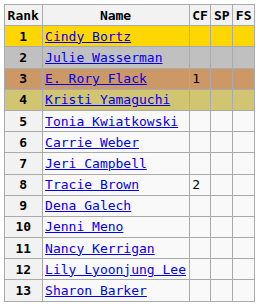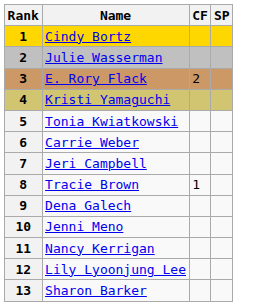- column: (244, 15)
(196, 79) 1 -> (196, 79) 2
(196, 185) 2 -> (196, 185) 1
